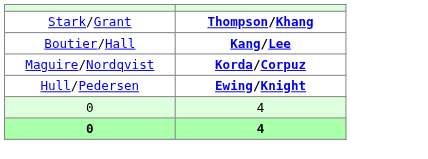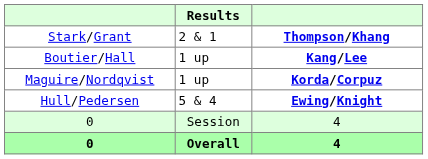+ column: (213, 15)
